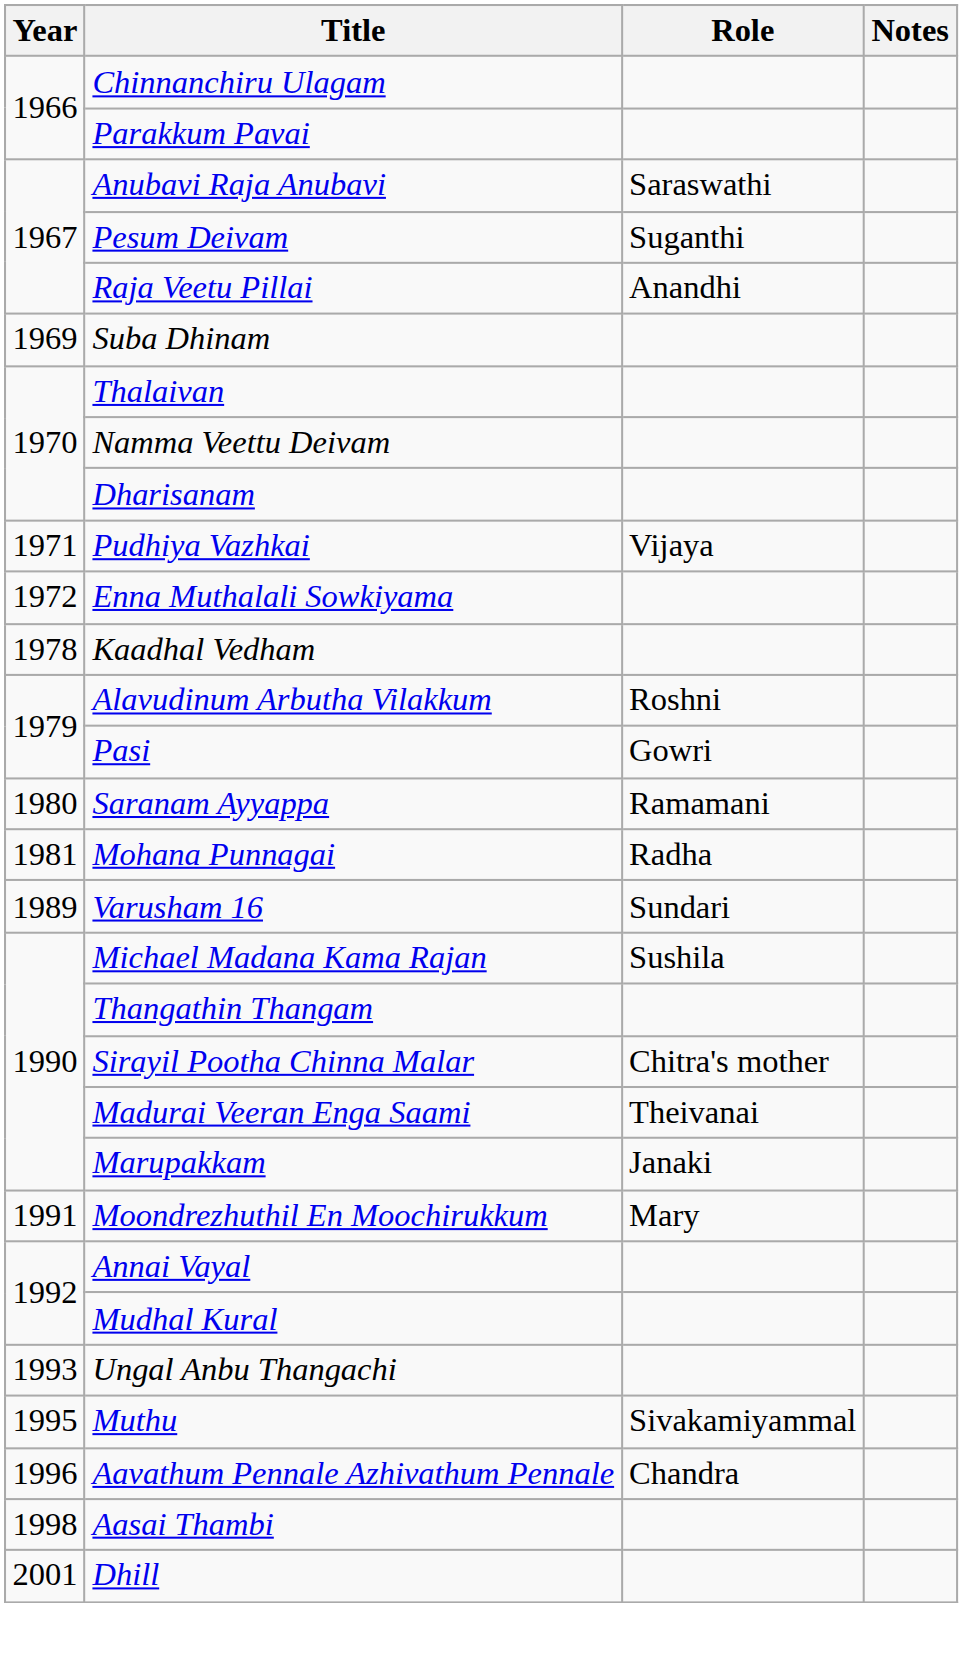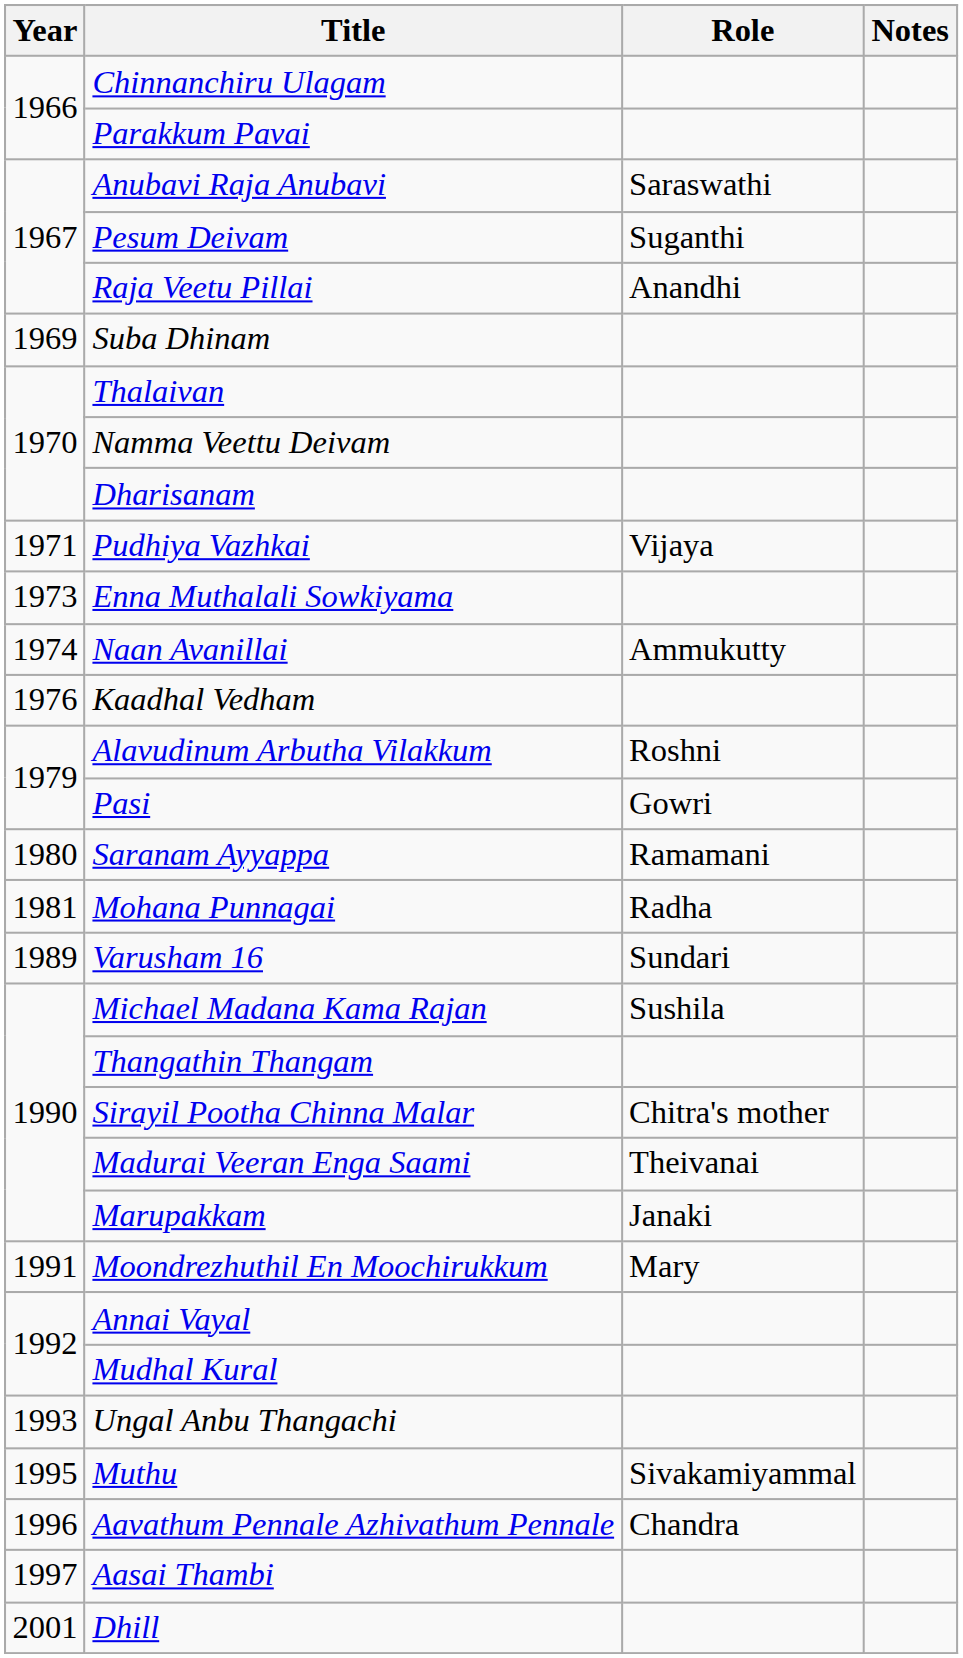(45, 596) 1972 -> (45, 596) 1973
+ row: (190, 648)
(45, 648) 1978 -> (45, 699) 1976
(45, 1524) 1998 -> (45, 1575) 1997
